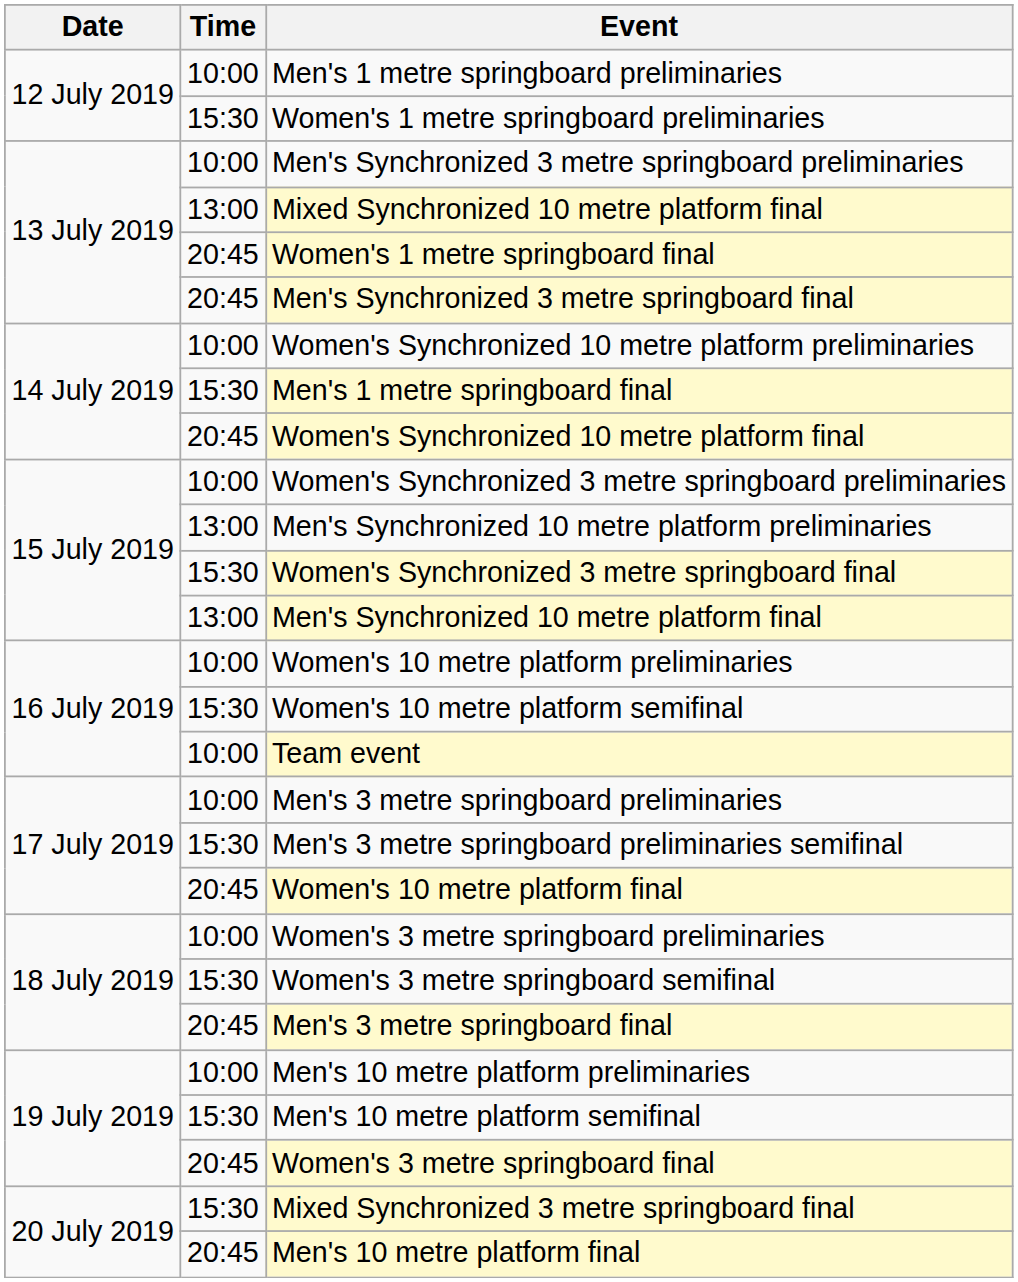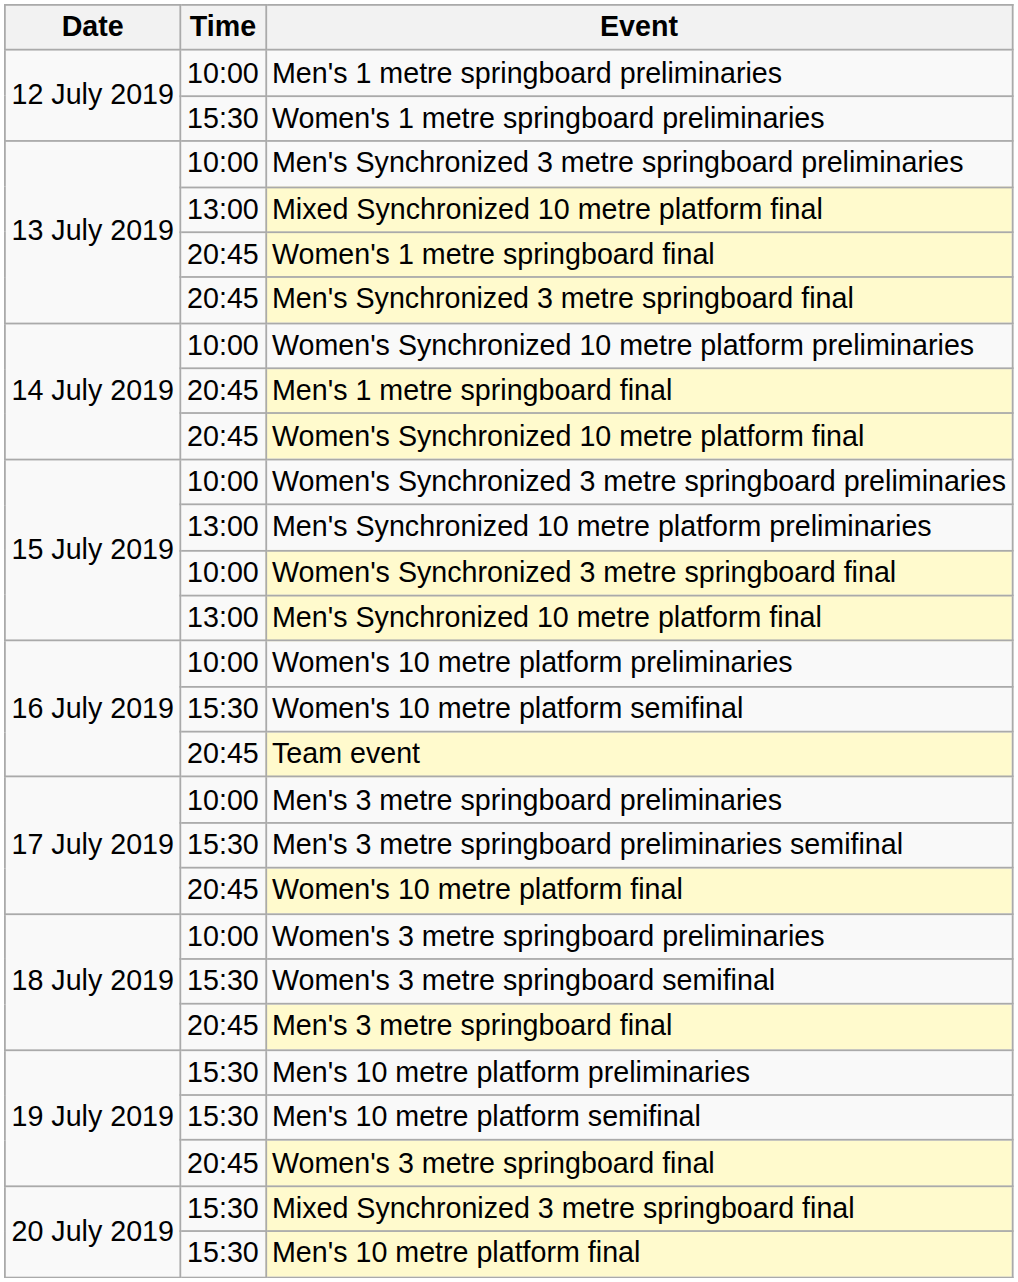(223, 390) 15:30 -> (223, 390) 20:45
(223, 572) 15:30 -> (223, 572) 10:00
(223, 753) 10:00 -> (223, 753) 20:45
(223, 1071) 10:00 -> (223, 1071) 15:30
(223, 1253) 20:45 -> (223, 1253) 15:30
